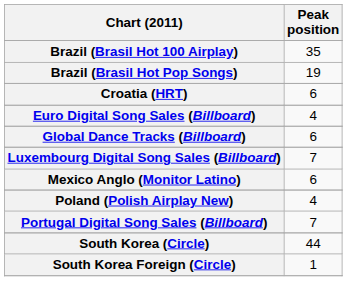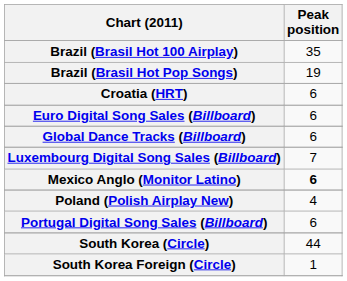(313, 115) 4 -> (313, 115) 6
(313, 179) normal -> (313, 179) bold
(313, 222) 7 -> (313, 222) 6
